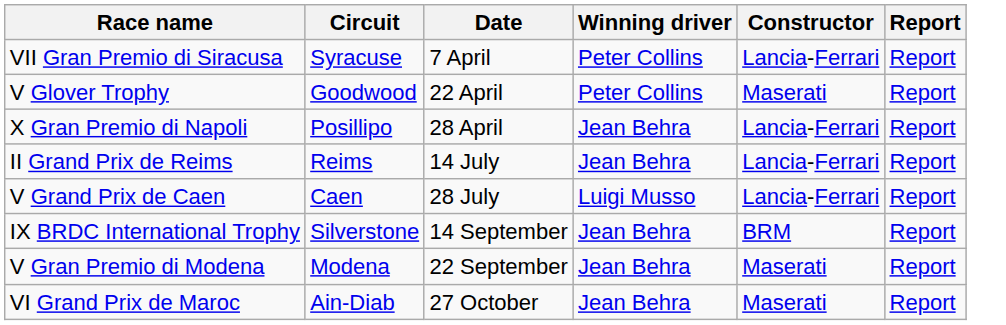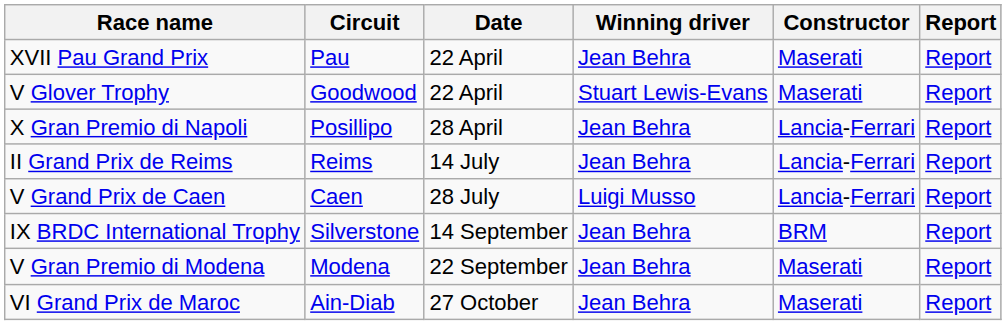- row: (146, 57)
+ row: (109, 57)
(640, 92) Peter Collins -> (673, 92) Stuart Lewis-Evans
